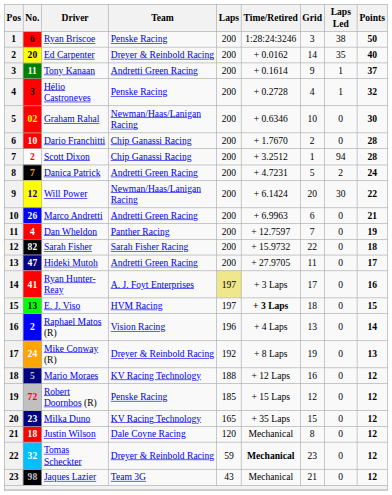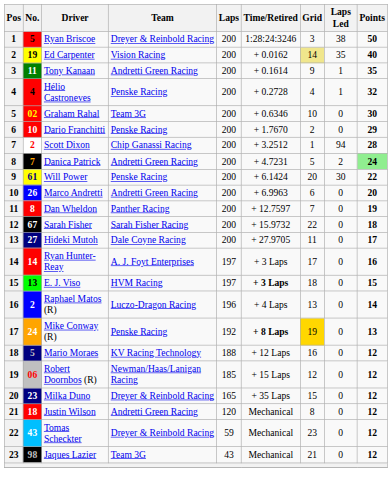(32, 39) 6 -> (32, 39) 5
(139, 39) Penske Racing -> (162, 39) Dreyer & Reinbold Racing
(32, 55) 20 -> (32, 55) 19
(162, 55) Dreyer & Reinbold Racing -> (138, 55) Vision Racing
(312, 55) no background -> (312, 55) khaki background
(372, 71) 37 -> (372, 71) 35
(32, 92) 3 -> (32, 92) 4
(156, 119) Newman/Haas/Lanigan Racing -> (128, 114) Team 3G
(151, 141) Chip Ganassi Racing -> (139, 129) Penske Racing
(372, 141) 28 -> (372, 129) 29
(372, 172) no background -> (372, 161) lightgreen background
(32, 194) 12 -> (32, 177) 61
(156, 194) Newman/Haas/Lanigan Racing -> (139, 177) Penske Racing
(372, 215) 21 -> (372, 193) 20
(32, 231) 4 -> (32, 208) 8
(32, 247) 82 -> (32, 224) 67
(32, 263) 47 -> (32, 240) 27
(154, 263) Andretti Green Racing -> (148, 240) Dale Coyne Racing
(32, 284) 41 -> (32, 261) 14
(229, 284) khaki background -> (229, 261) no background
(138, 327) Vision Racing -> (153, 304) Luczo-Dragon Racing
(162, 354) Dreyer & Reinbold Racing -> (139, 332) Penske Racing
(271, 354) normal -> (271, 332) bold
(312, 354) no background -> (312, 332) gold background
(32, 397) 72 -> (32, 374) 06
(139, 397) Penske Racing -> (156, 374) Newman/Haas/Lanigan Racing
(156, 419) KV Racing Technology -> (162, 396) Dreyer & Reinbold Racing
(148, 434) Dale Coyne Racing -> (154, 412) Andretti Green Racing
(32, 456) 32 -> (32, 433) 43
(271, 456) bold -> (271, 433) normal
